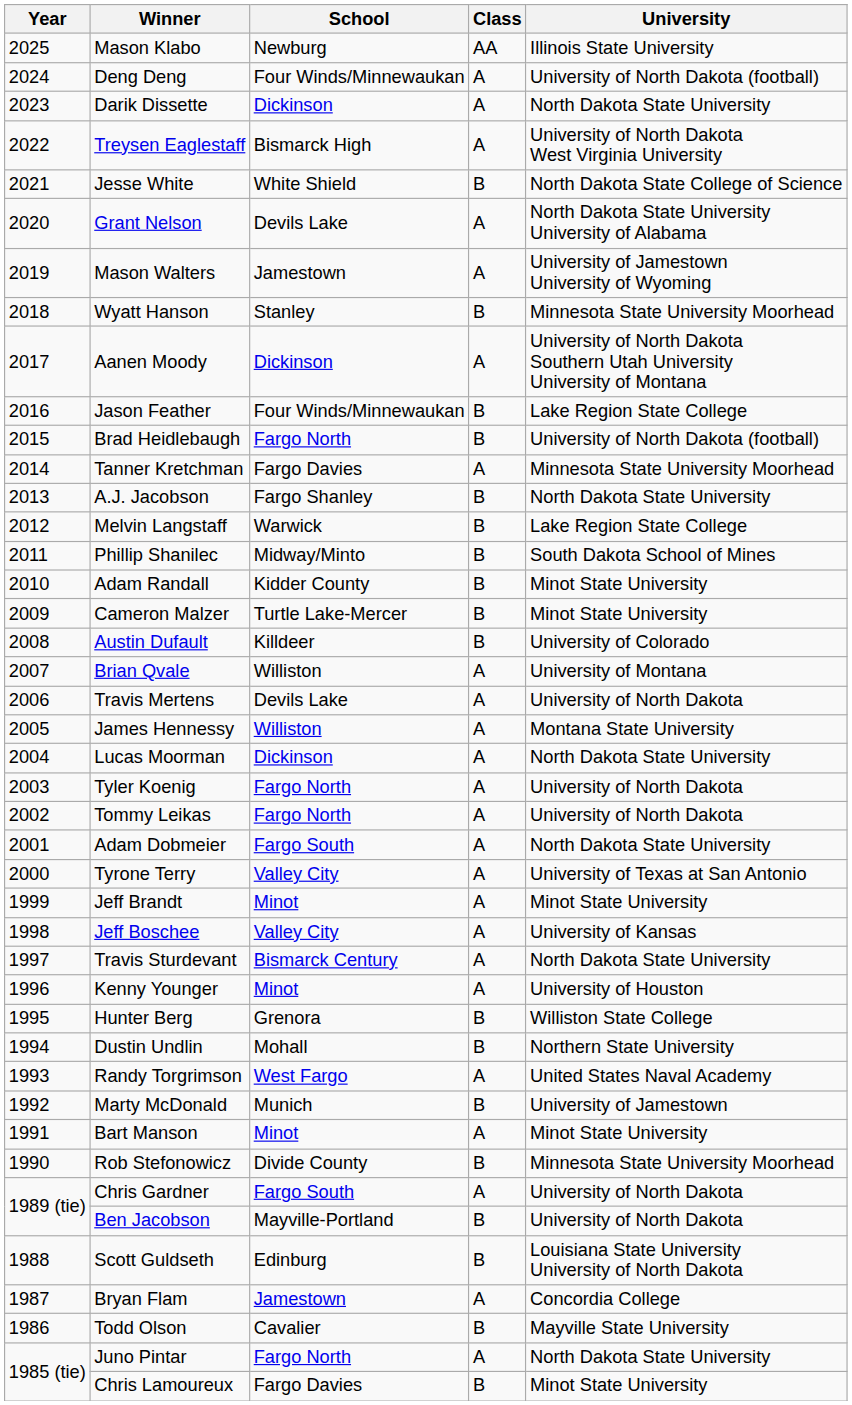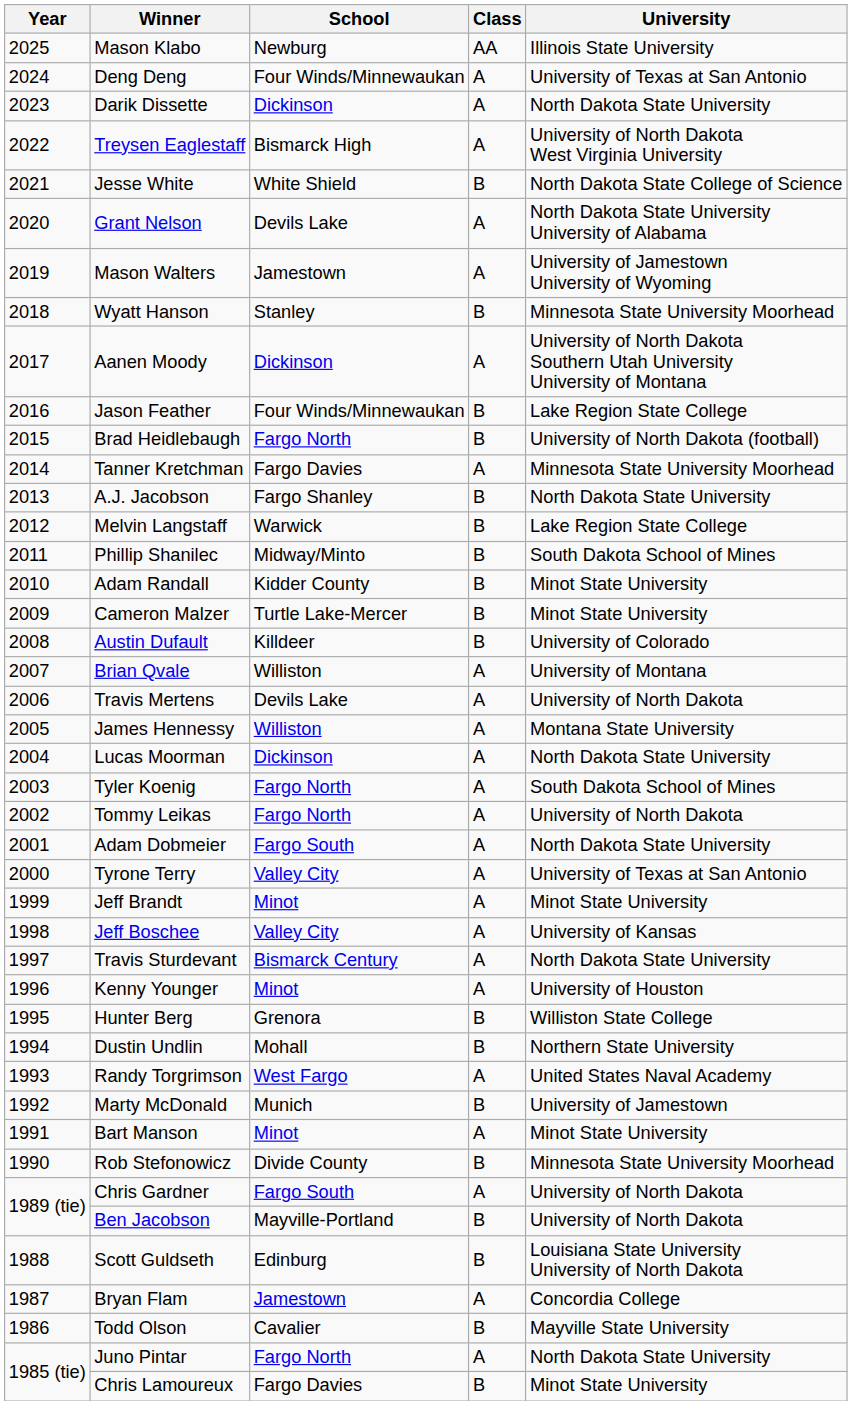(675, 76) University of North Dakota (football) -> (668, 76) University of Texas at San Antonio
(637, 786) University of North Dakota -> (653, 786) South Dakota School of Mines
